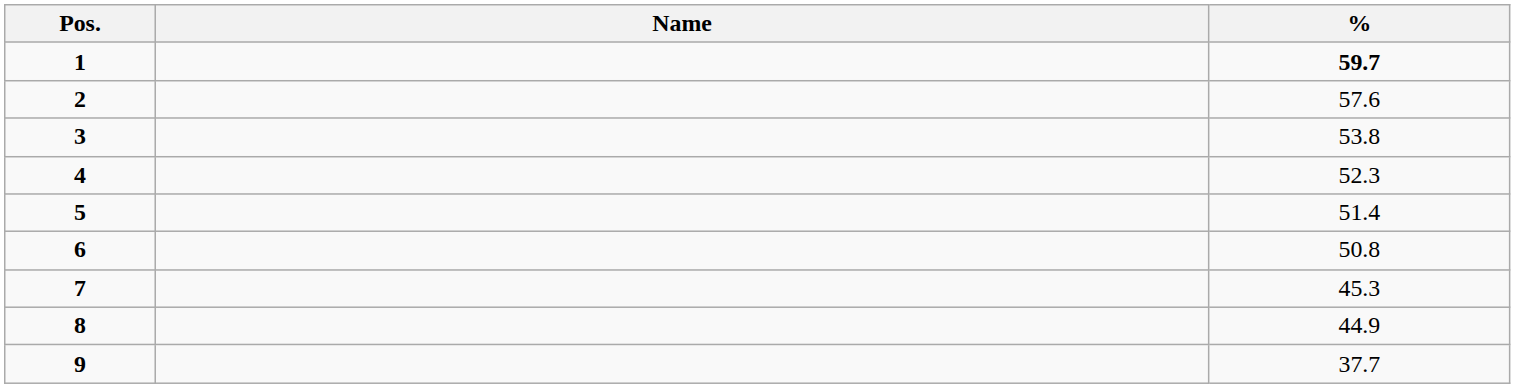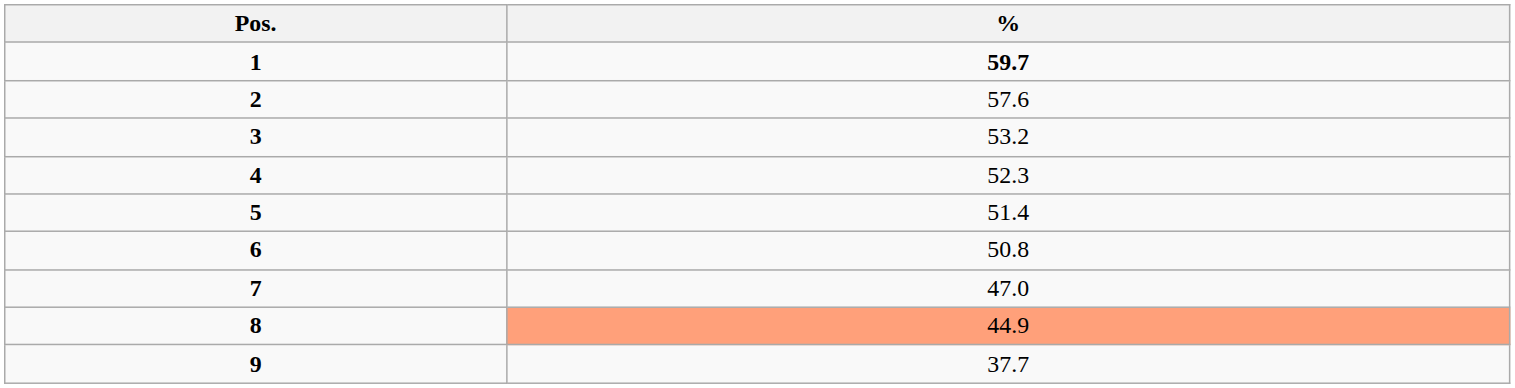- column: (682, 23)
(1359, 136) 53.8 -> (1008, 136) 53.2
(1359, 288) 45.3 -> (1008, 288) 47.0
(1359, 325) no background -> (1008, 325) lightsalmon background
